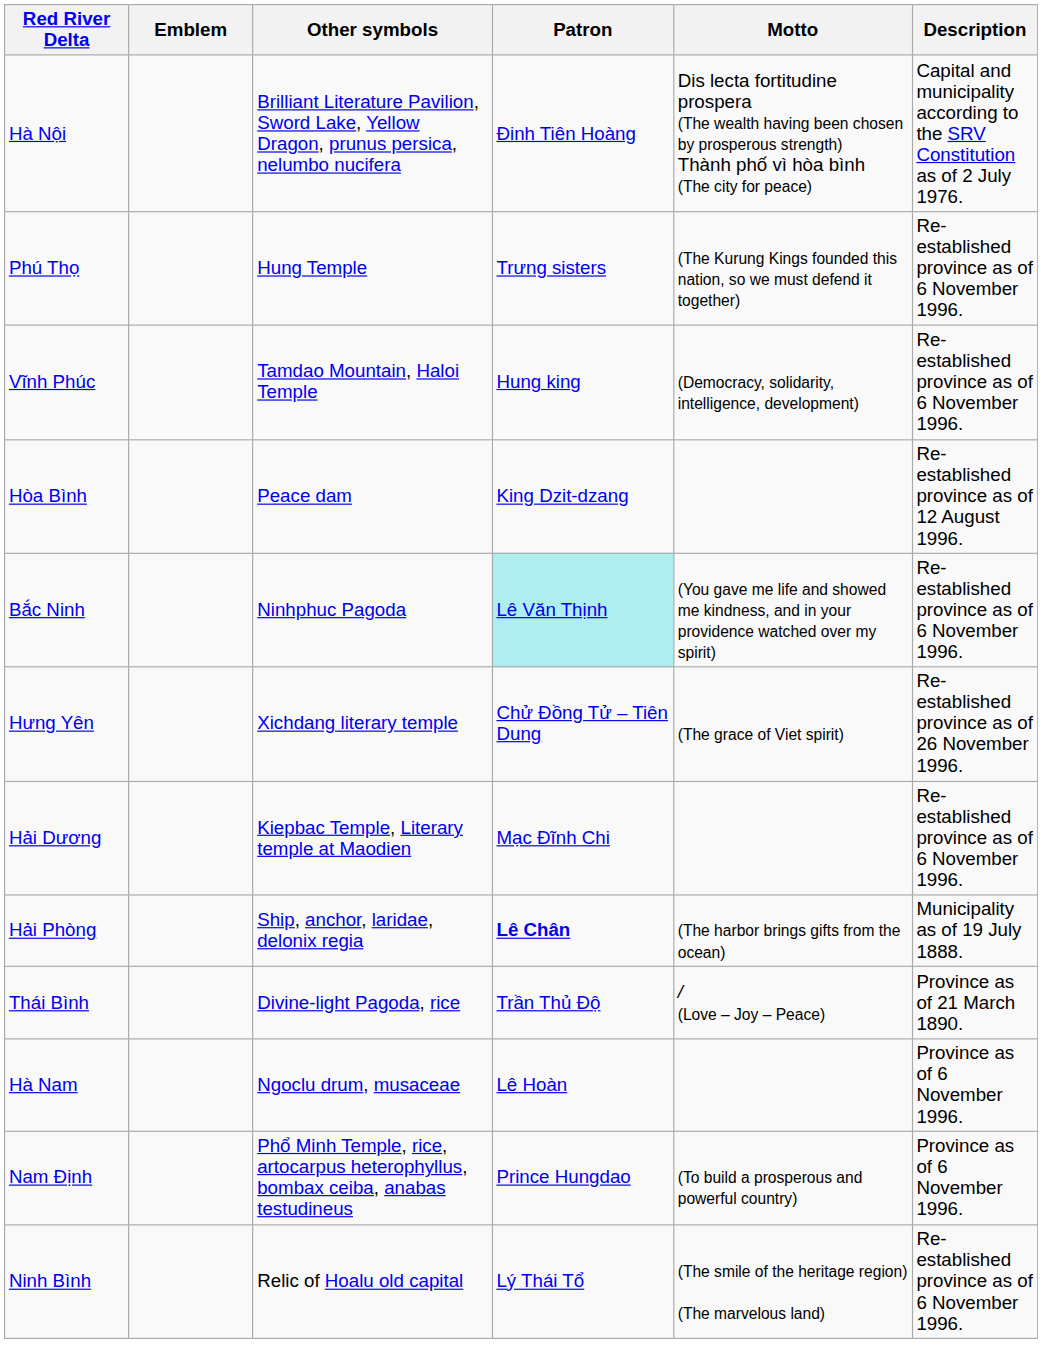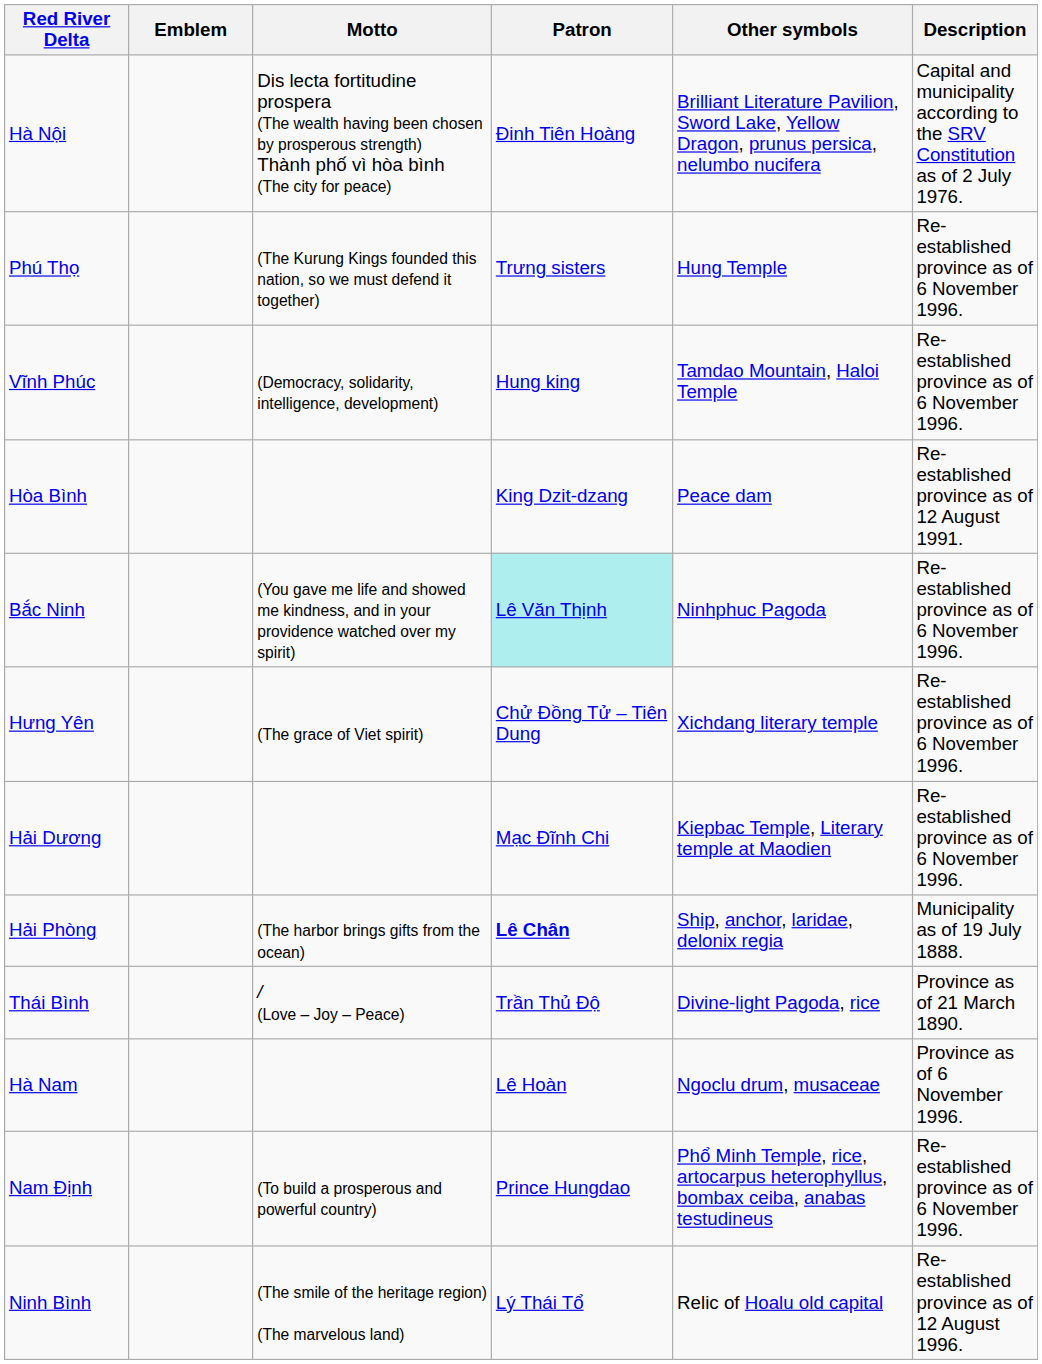columns swapped: (793, 29) <-> (373, 29)
(975, 496) Re-established province as of 12 August 1996. -> (975, 496) Re-established province as of 12 August 1991.
(975, 723) Re-established province as of 26 November 1996. -> (975, 723) Re-established province as of 6 November 1996.
(965, 1177) Province as of 6 November 1996. -> (975, 1188) Re-established province as of 6 November 1996.
(975, 1281) Re-established province as of 6 November 1996. -> (975, 1302) Re-established province as of 12 August 1996.
